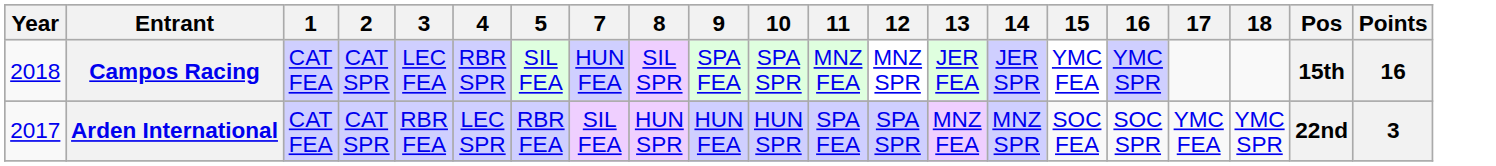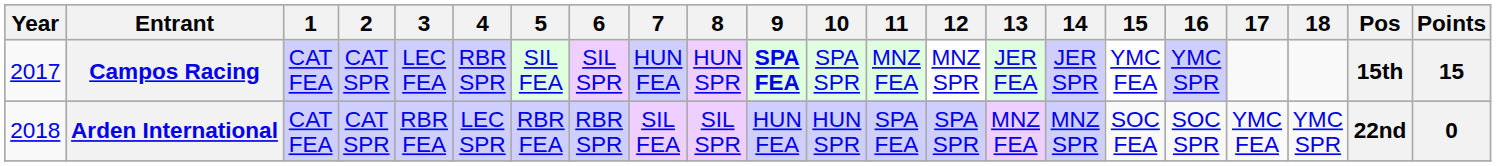+ column: (599, 22)
(35, 70) 2018 -> (35, 70) 2017
(659, 70) SIL SPR -> (718, 70) HUN SPR
(719, 70) normal -> (777, 70) bold
(1393, 70) 16 -> (1451, 70) 15
(35, 131) 2017 -> (35, 131) 2018
(659, 131) HUN SPR -> (718, 131) SIL SPR
(1393, 131) 3 -> (1451, 131) 0
